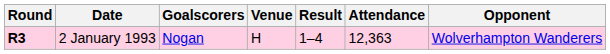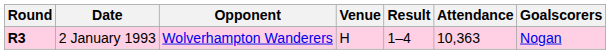columns swapped: (517, 15) <-> (203, 15)
(370, 37) 12,363 -> (458, 37) 10,363
